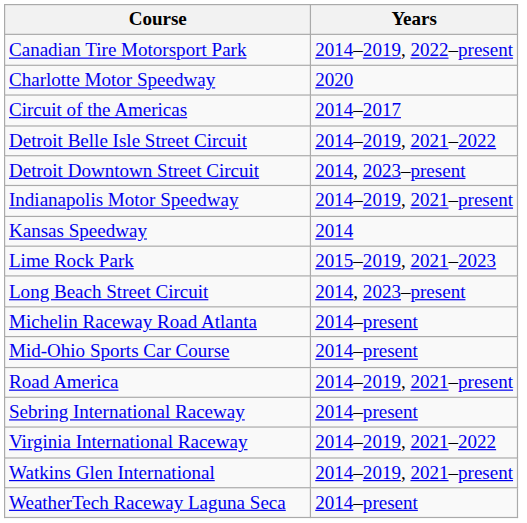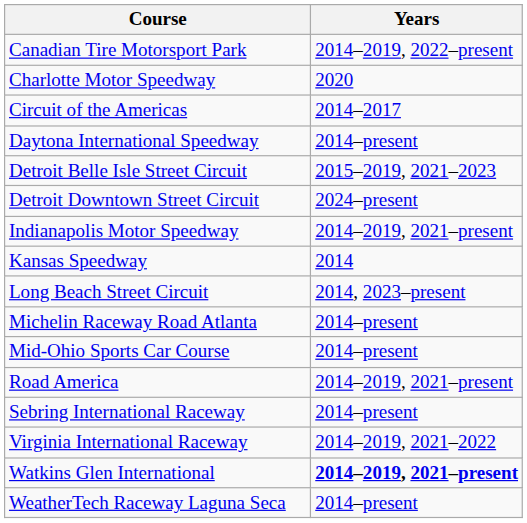+ row: (134, 140)
(406, 140) 2014–2019, 2021–2022 -> (406, 170) 2015–2019, 2021–2023
(390, 170) 2014, 2023–present -> (367, 200) 2024–present
- row: (71, 261)
(414, 472) normal -> (417, 472) bold
